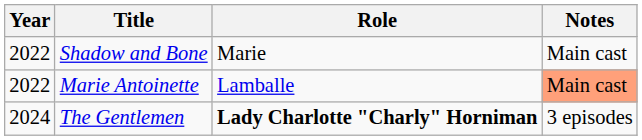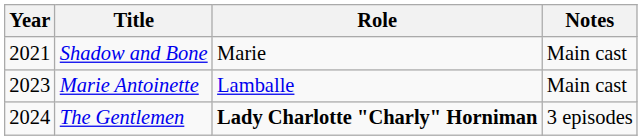(30, 53) 2022 -> (30, 53) 2021
(30, 85) 2022 -> (30, 85) 2023
(587, 85) lightsalmon background -> (587, 85) no background
